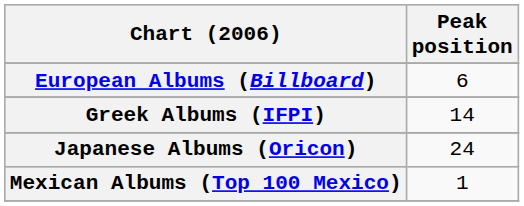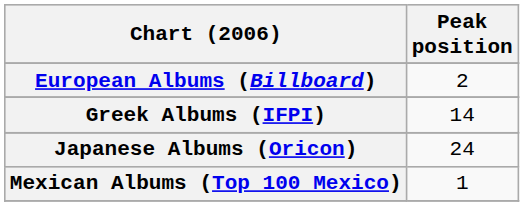(462, 81) 6 -> (462, 81) 2
